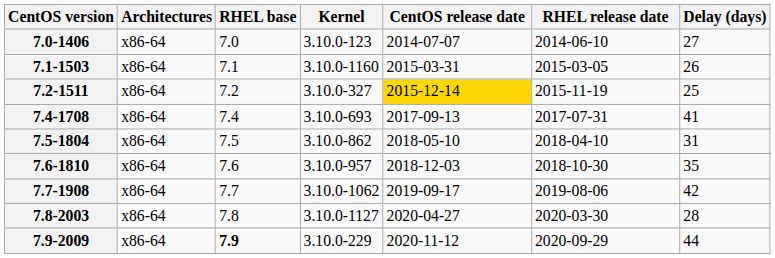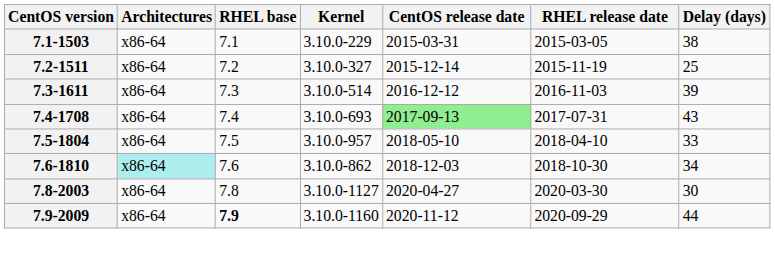- row: (61, 41)
(341, 66) 3.10.0-1160 -> (338, 41) 3.10.0-229
(691, 66) 26 -> (691, 41) 38
(423, 91) gold background -> (423, 66) no background
+ row: (61, 91)
(423, 116) no background -> (423, 116) lightgreen background
(691, 116) 41 -> (691, 116) 43
(338, 141) 3.10.0-862 -> (338, 141) 3.10.0-957
(691, 141) 31 -> (691, 141) 33
(143, 166) no background -> (143, 166) paleturquoise background
(338, 166) 3.10.0-957 -> (338, 166) 3.10.0-862
(691, 166) 35 -> (691, 166) 34
- row: (61, 191)
(691, 215) 28 -> (691, 191) 30
(338, 240) 3.10.0-229 -> (341, 215) 3.10.0-1160
